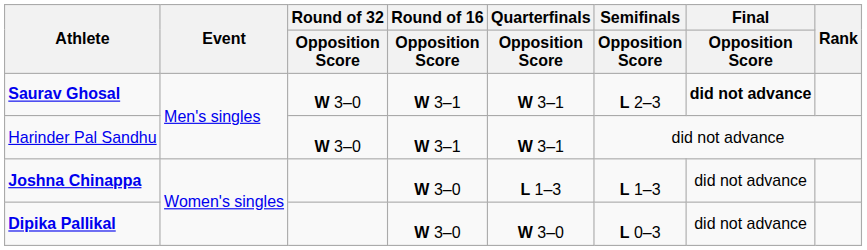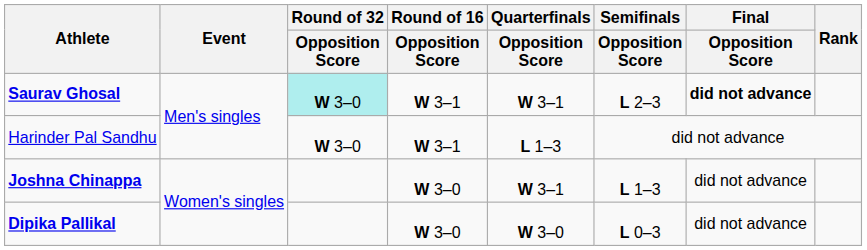(338, 104) no background -> (338, 104) paleturquoise background
(541, 147) W 3–1 -> (541, 147) L 1–3
(541, 190) L 1–3 -> (541, 190) W 3–1
